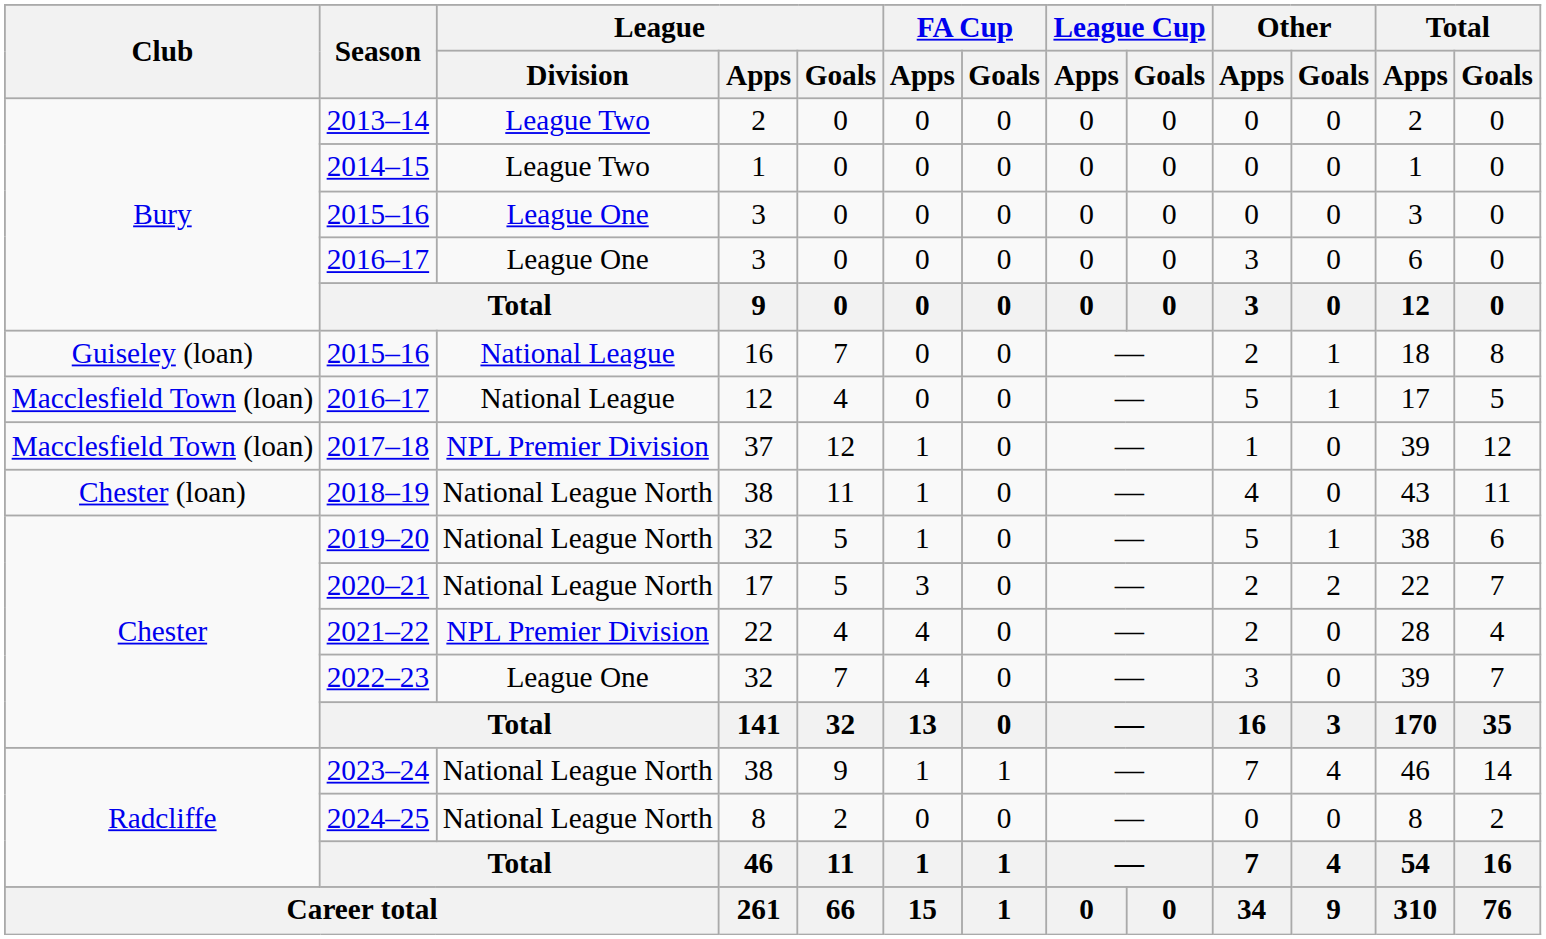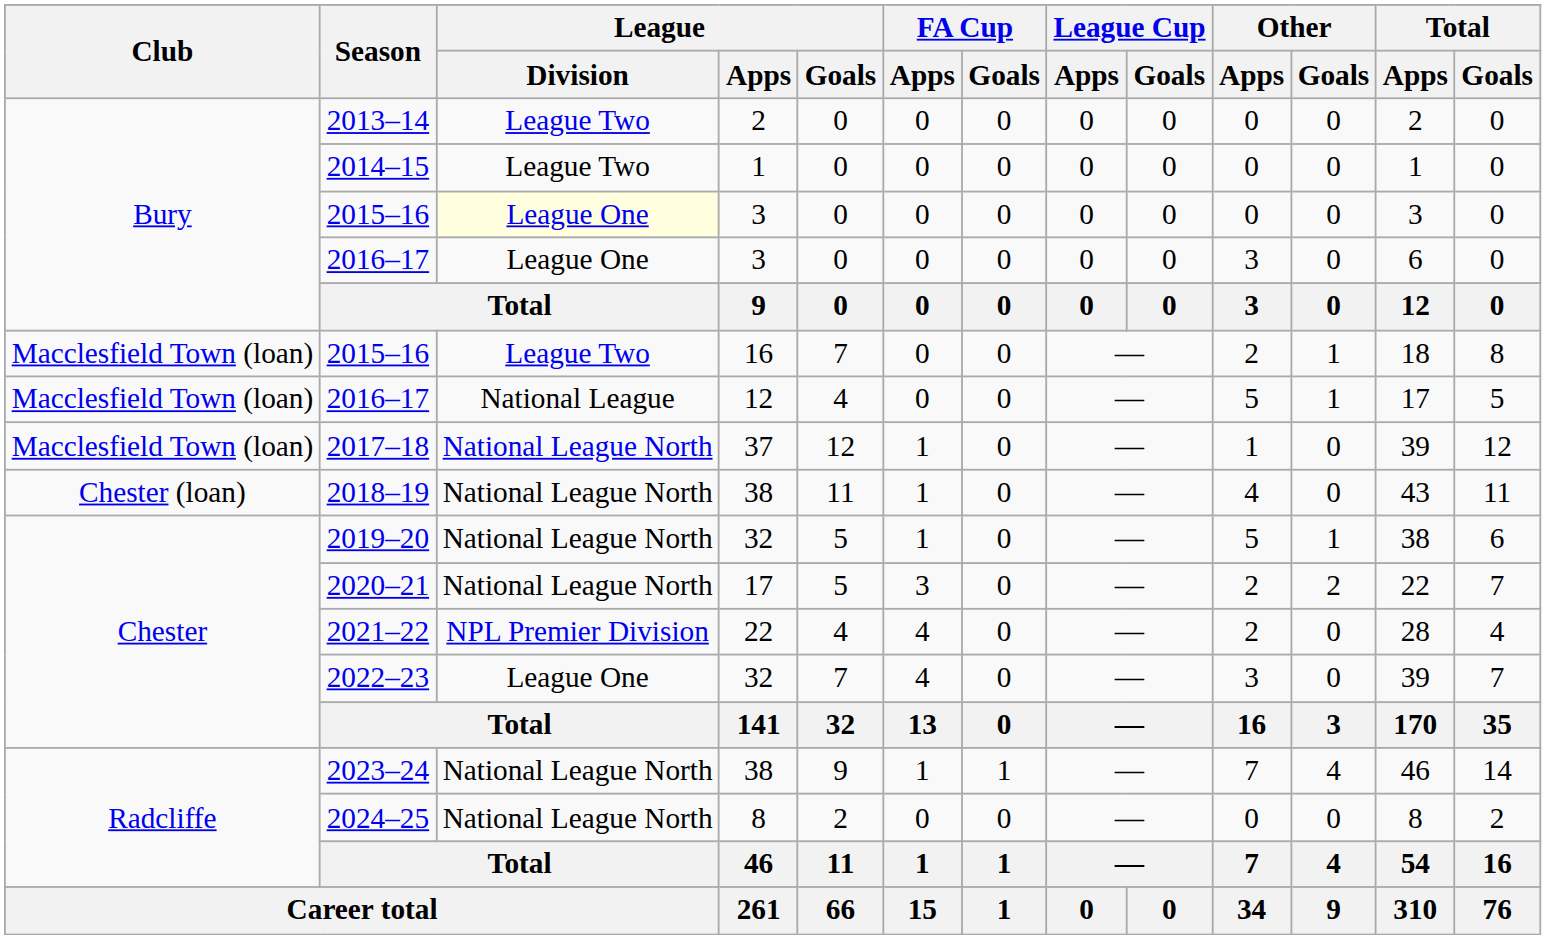(578, 213) no background -> (578, 213) lightyellow background
(162, 352) Guiseley (loan) -> (162, 352) Macclesfield Town (loan)
(578, 352) National League -> (578, 352) League Two
(578, 445) NPL Premier Division -> (578, 445) National League North
